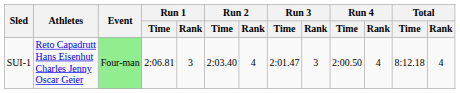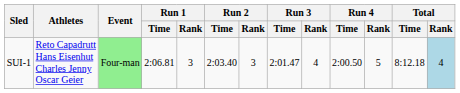(253, 63) 4 -> (253, 63) 3
(316, 63) 3 -> (316, 63) 4
(378, 63) 4 -> (378, 63) 5
(441, 63) no background -> (441, 63) lightblue background
